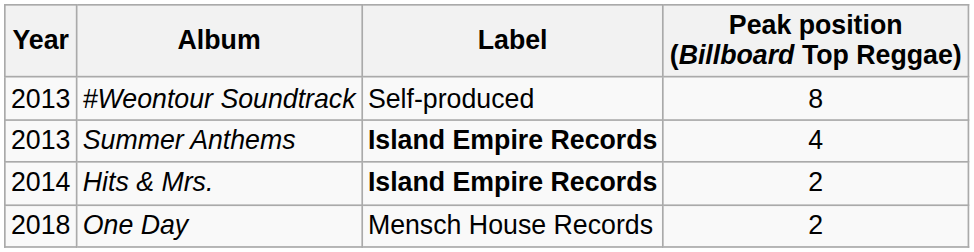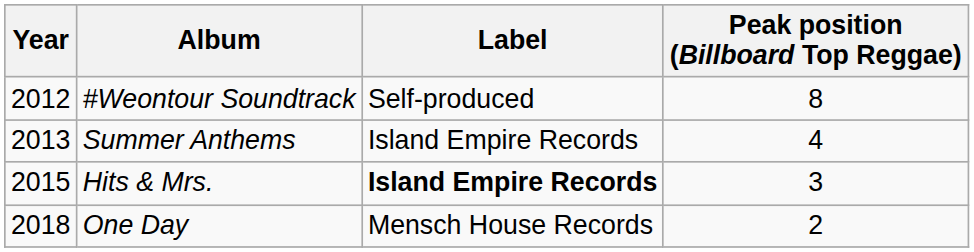(41, 98) 2013 -> (41, 98) 2012
(513, 140) bold -> (503, 140) normal
(41, 182) 2014 -> (41, 182) 2015
(816, 182) 2 -> (816, 182) 3
